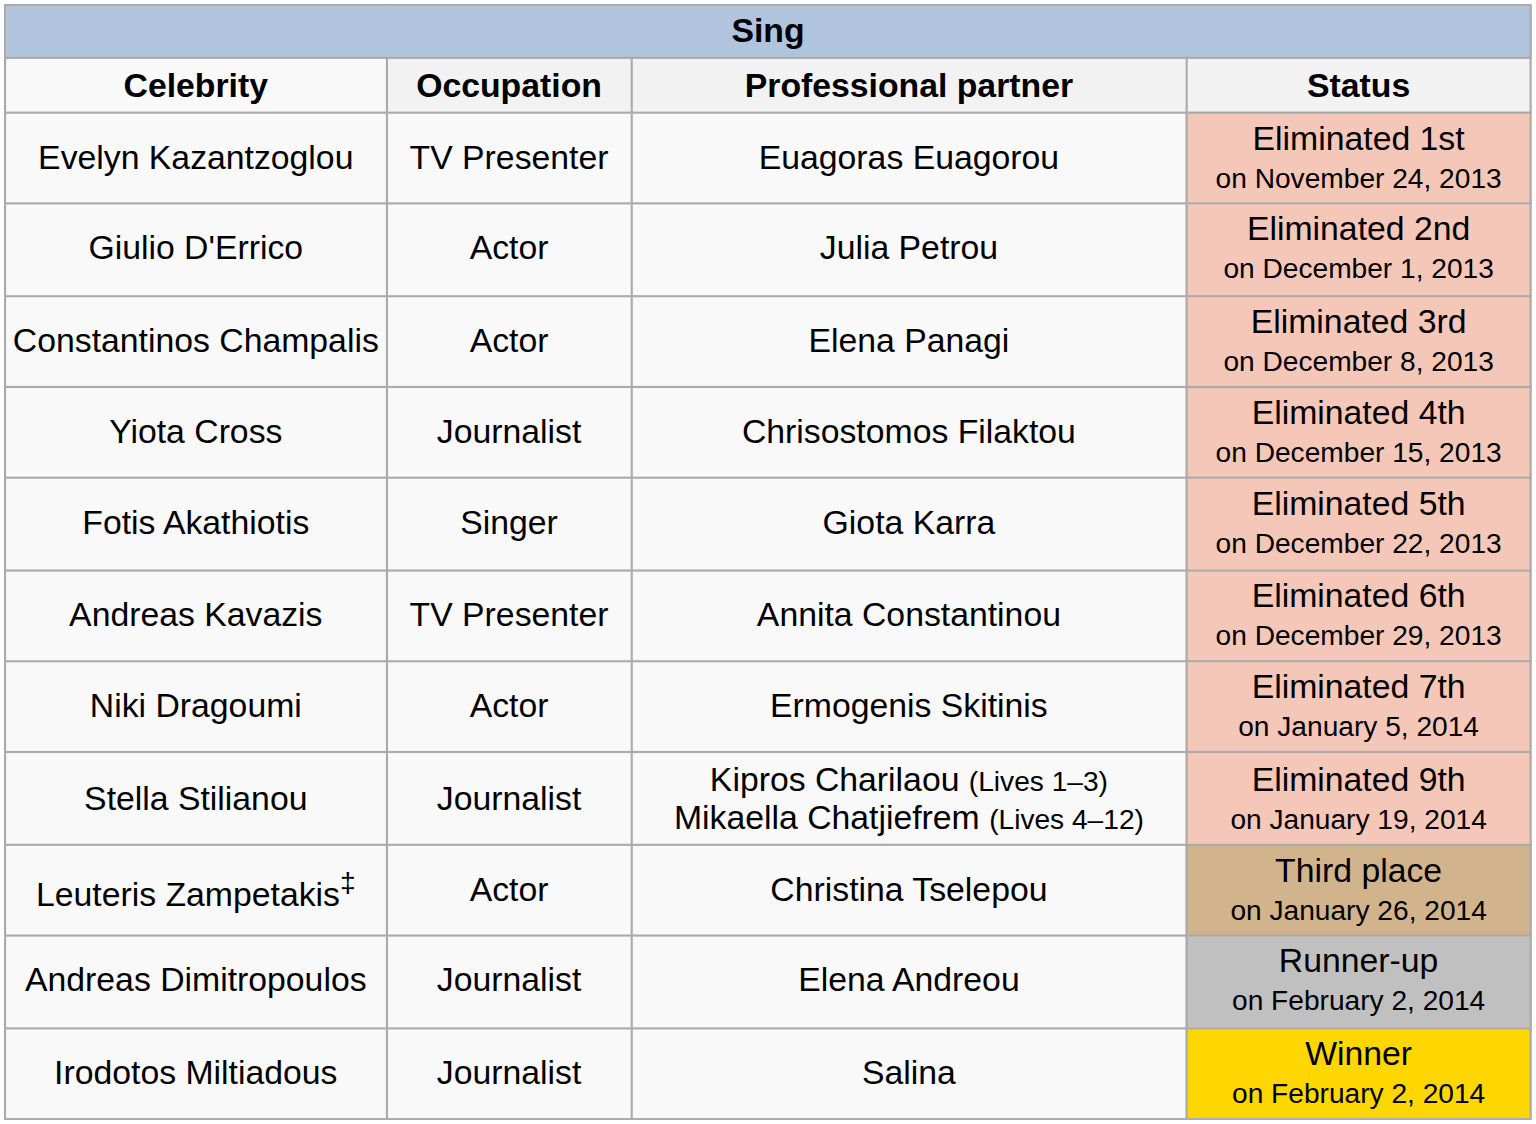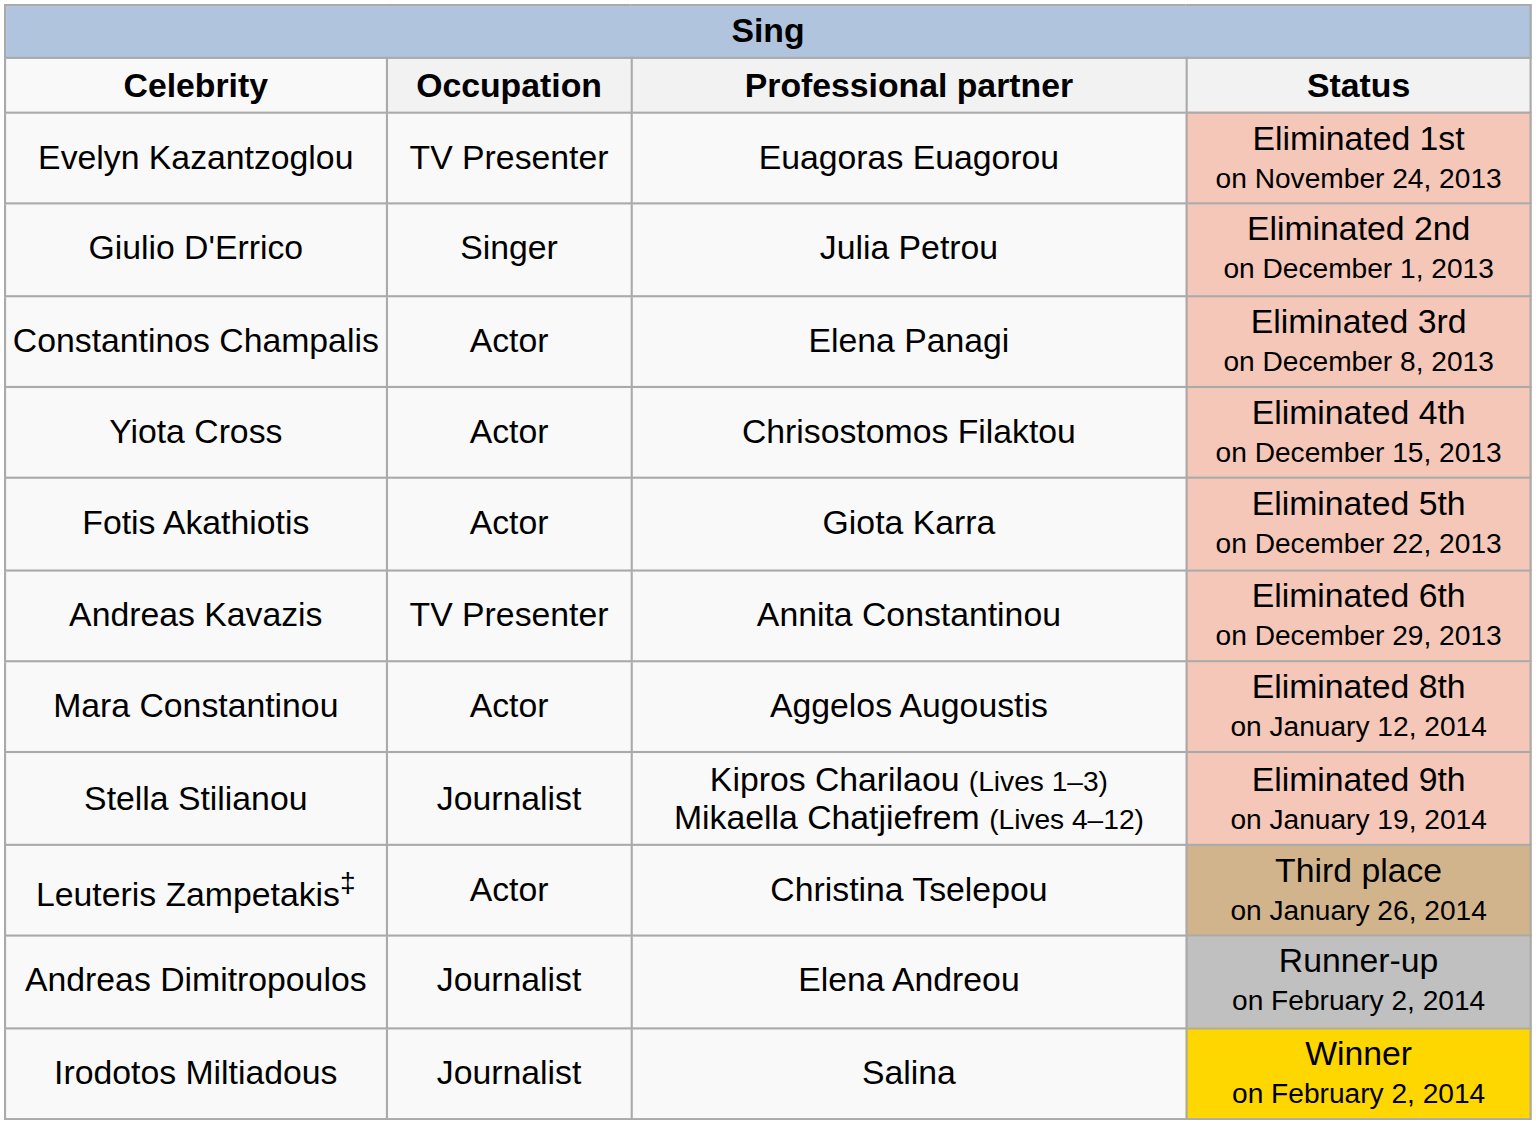(509, 248) Actor -> (509, 248) Singer
(509, 431) Journalist -> (509, 431) Actor
(509, 523) Singer -> (509, 523) Actor
- row: (196, 706)
+ row: (196, 706)
